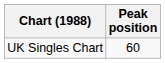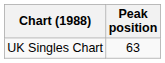(133, 48) 60 -> (133, 48) 63
